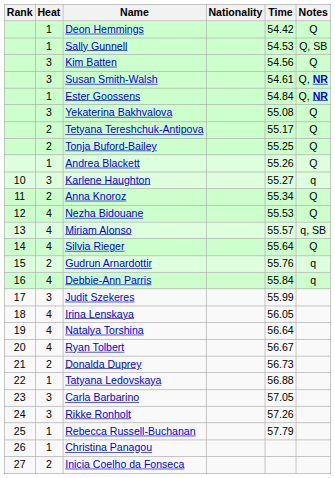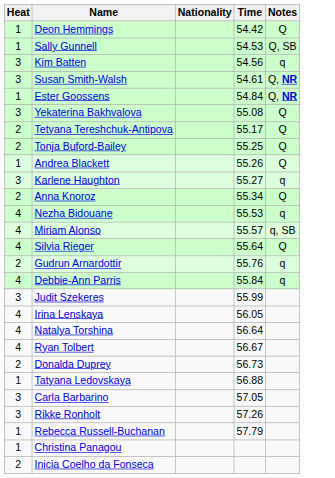- column: (20, 12)
(313, 63) Q -> (283, 63) q
(313, 213) Q -> (283, 213) q
